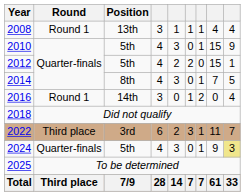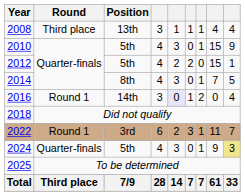(69, 30) Round 1 -> (69, 30) Third place
(176, 98) no background -> (176, 98) lavender background
(69, 132) Third place -> (69, 132) Round 1
